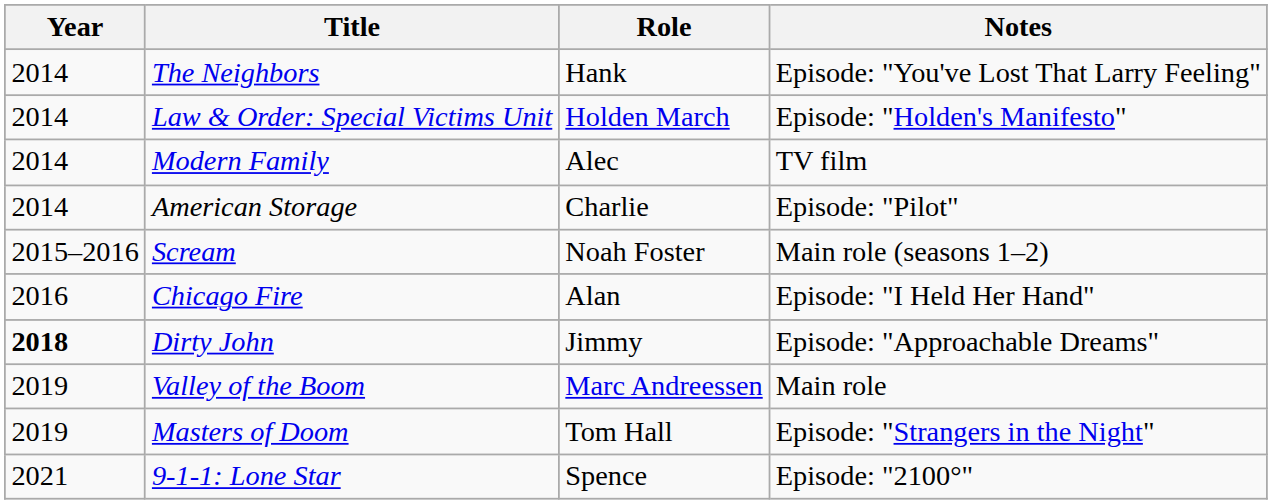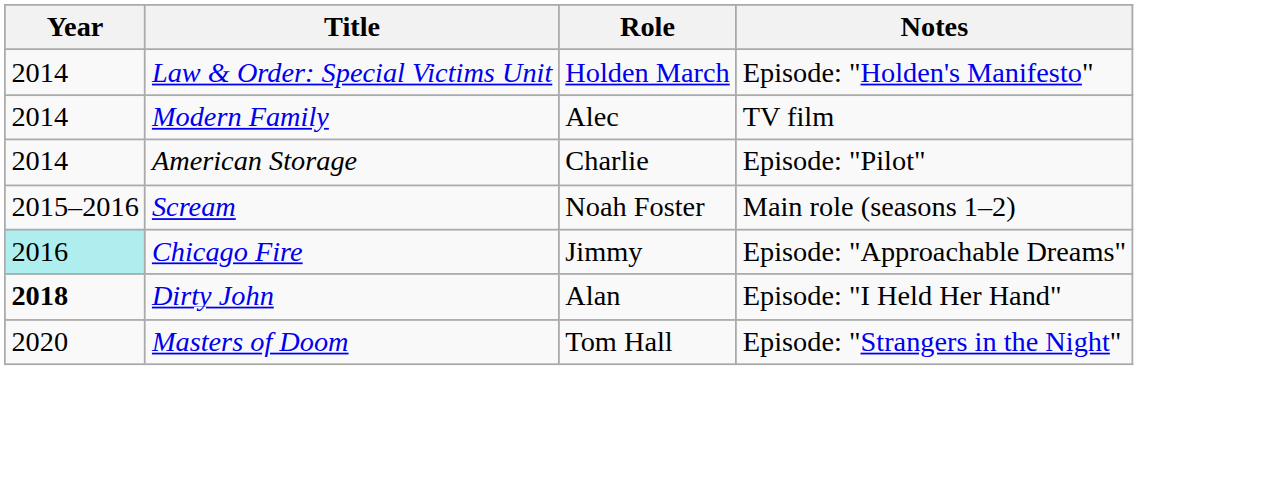- row: (236, 71)
(40, 296) no background -> (40, 251) paleturquoise background
(593, 296) Alan -> (604, 251) Jimmy
(935, 296) Episode: "I Held Her Hand" -> (934, 251) Episode: "Approachable Dreams"
(604, 341) Jimmy -> (593, 296) Alan
(967, 341) Episode: "Approachable Dreams" -> (902, 296) Episode: "I Held Her Hand"
- row: (258, 386)
(40, 431) 2019 -> (40, 341) 2020
- row: (246, 476)
